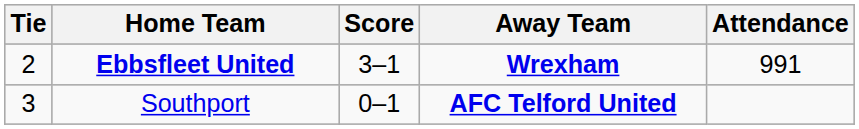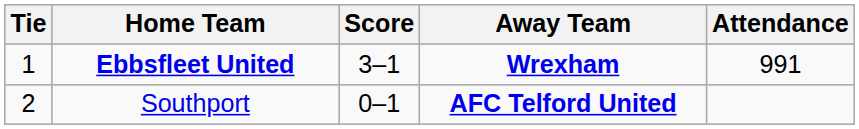(28, 64) 2 -> (28, 64) 1
(28, 104) 3 -> (28, 104) 2
